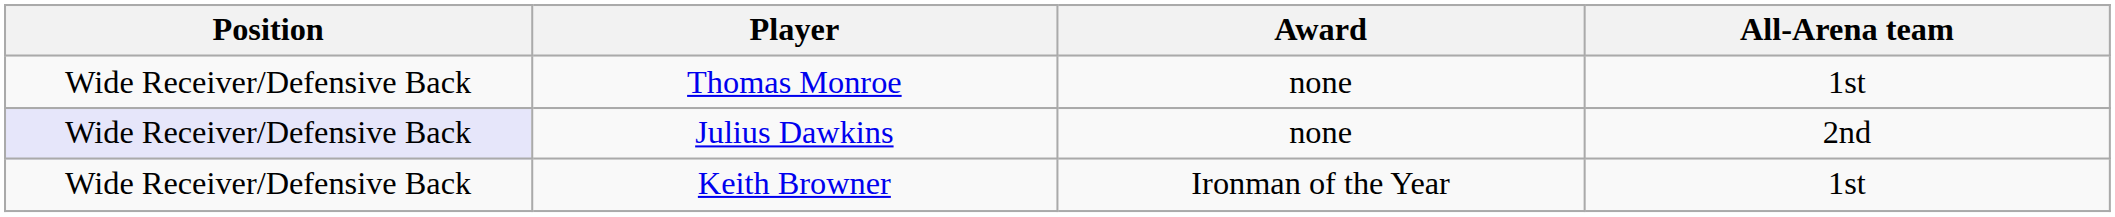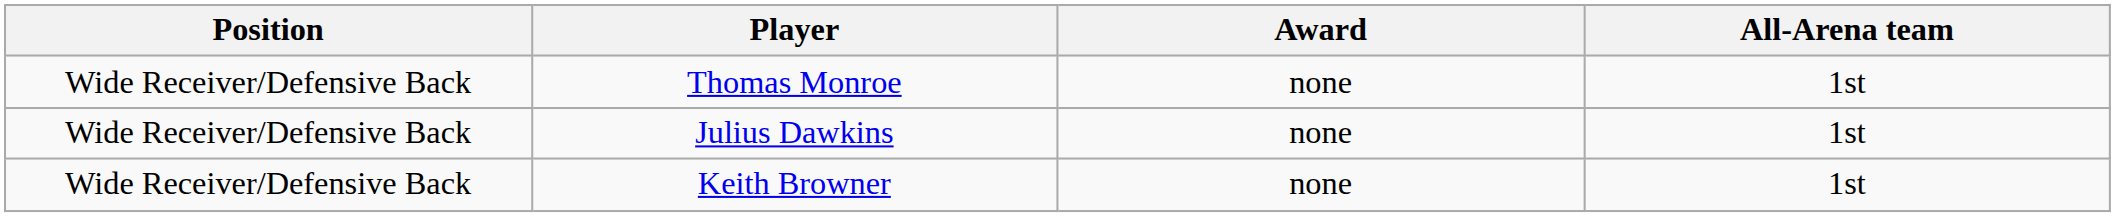(268, 132) lavender background -> (268, 132) no background
(1847, 132) 2nd -> (1847, 132) 1st
(1321, 183) Ironman of the Year -> (1321, 183) none
